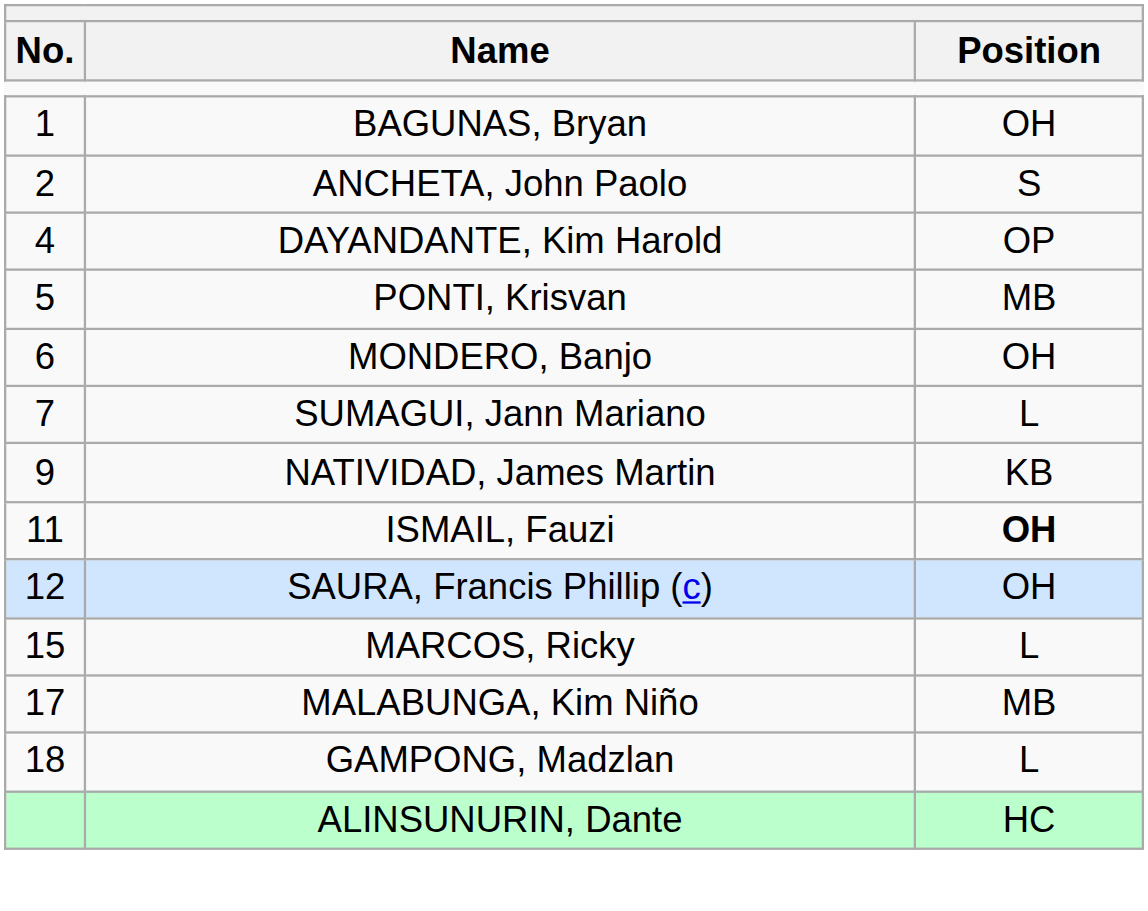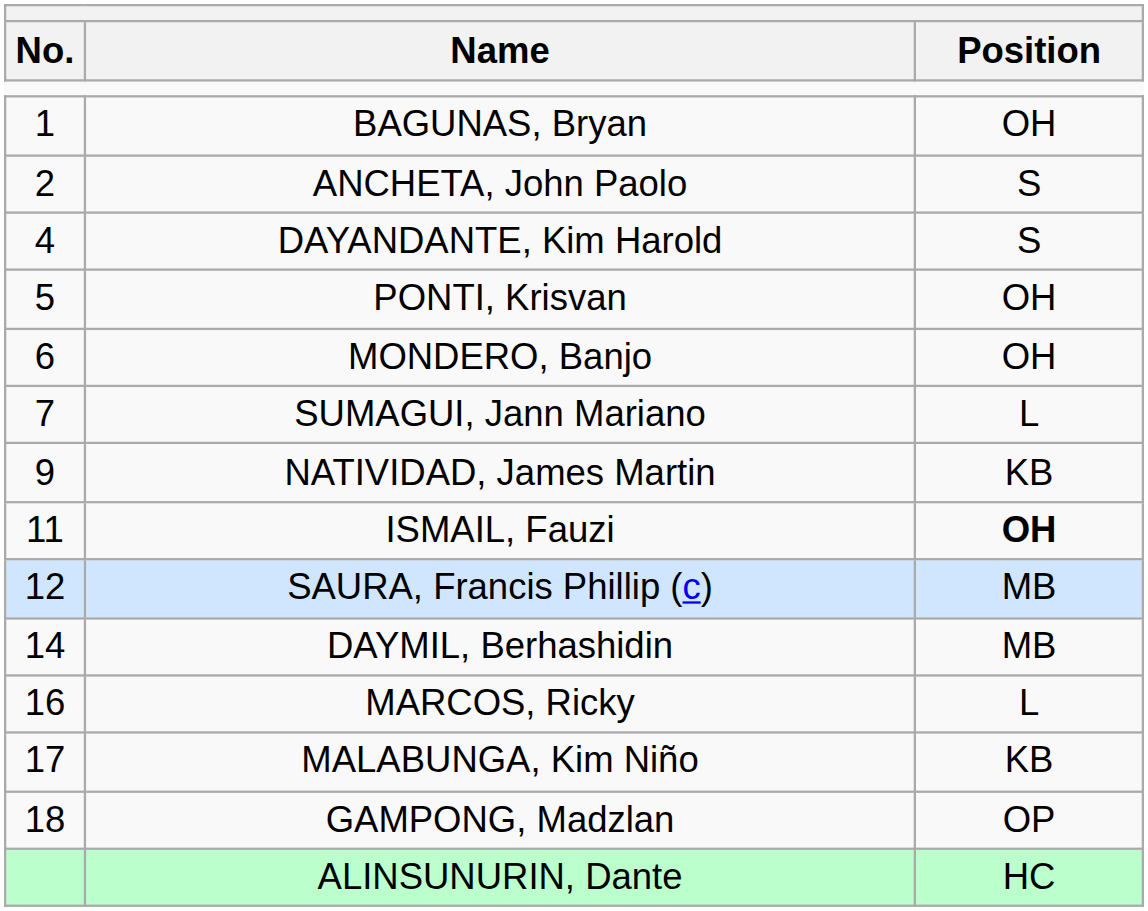(1029, 240) OP -> (1029, 240) S
(1029, 298) MB -> (1029, 298) OH
(1029, 587) OH -> (1029, 587) MB
+ row: (500, 645)
(45, 645) 15 -> (45, 703) 16
(1029, 703) MB -> (1029, 761) KB
(1029, 761) L -> (1029, 819) OP
